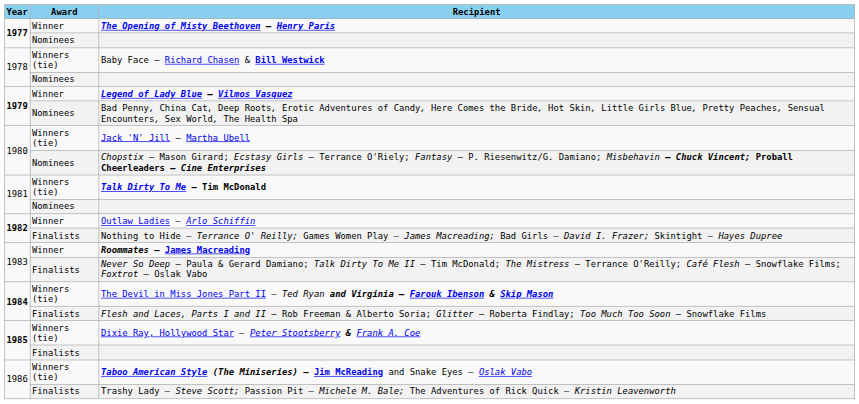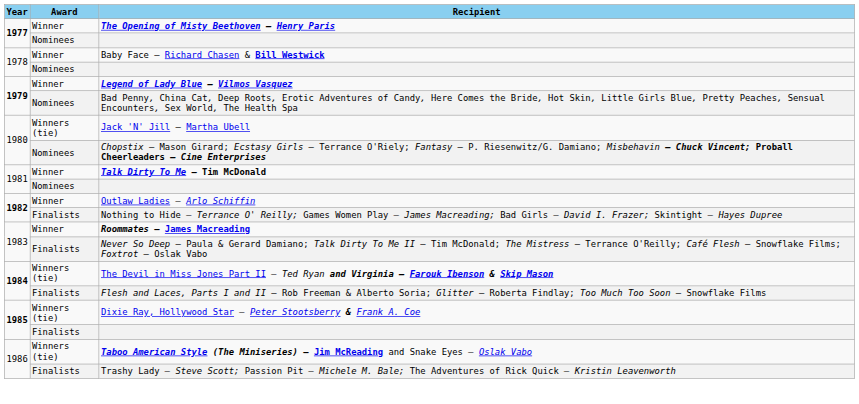(51, 60) Winners (tie) -> (48, 55) Winner
(51, 187) Winners (tie) -> (48, 172) Winner
